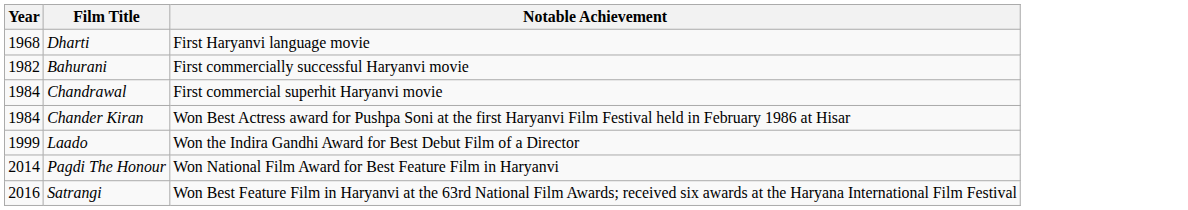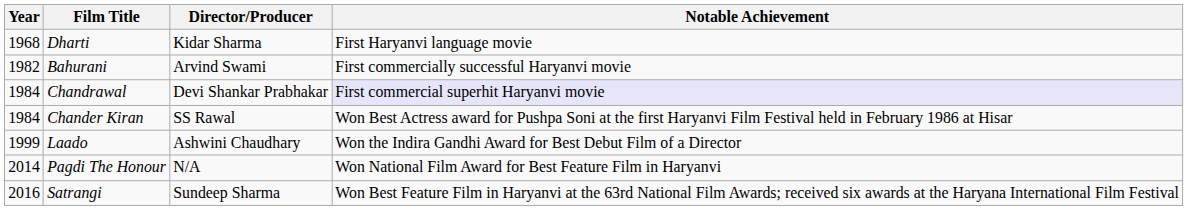+ column: (251, 17)
(308, 92) no background -> (470, 92) lavender background
